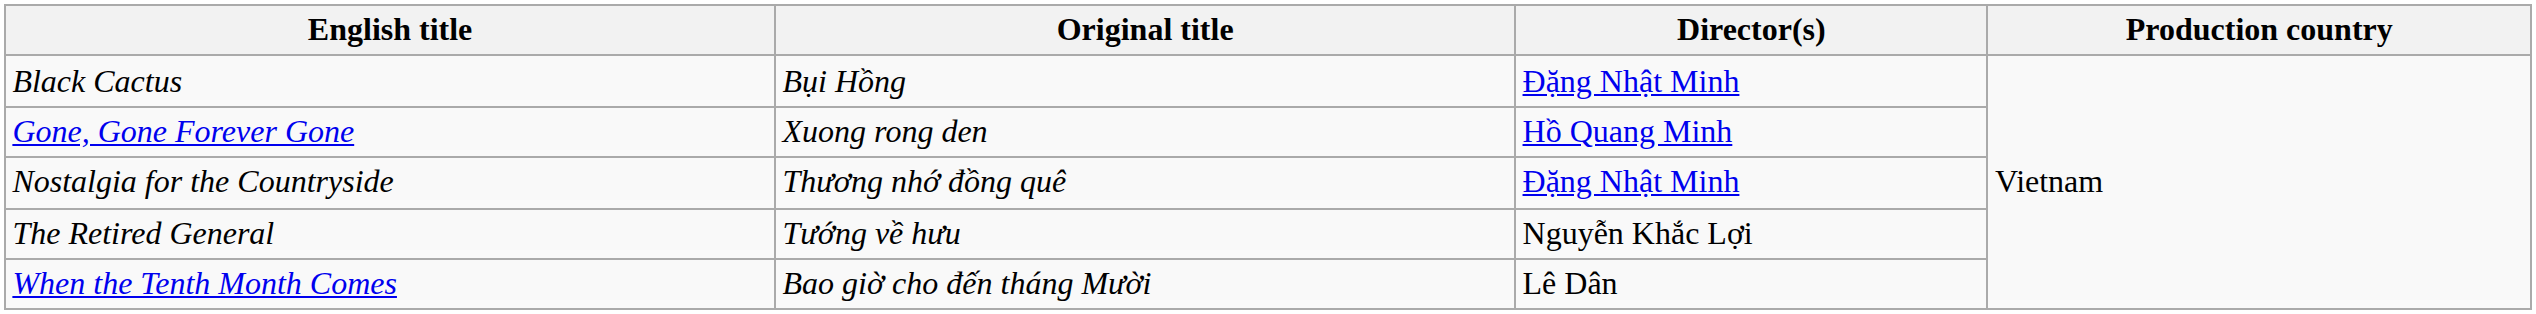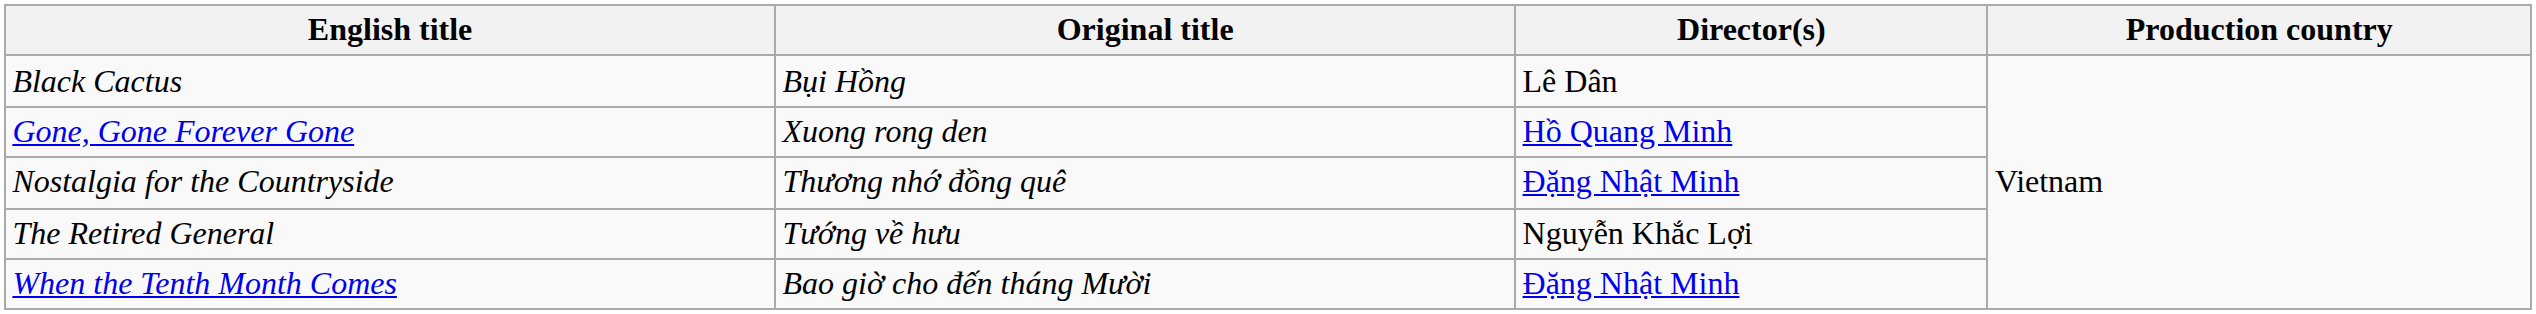(1631, 80) Đặng Nhật Minh -> (1570, 80) Lê Dân
(1570, 283) Lê Dân -> (1631, 283) Đặng Nhật Minh
